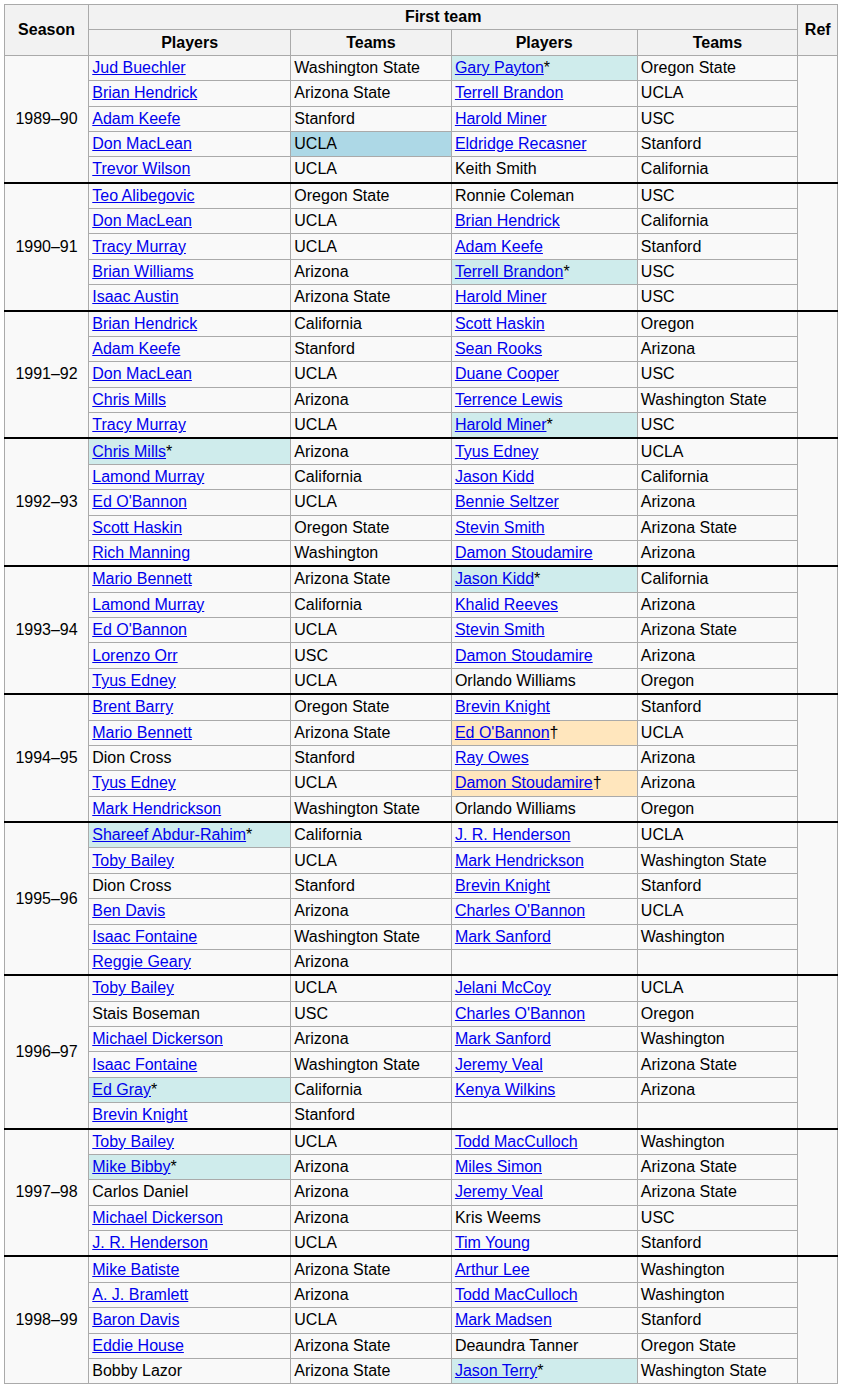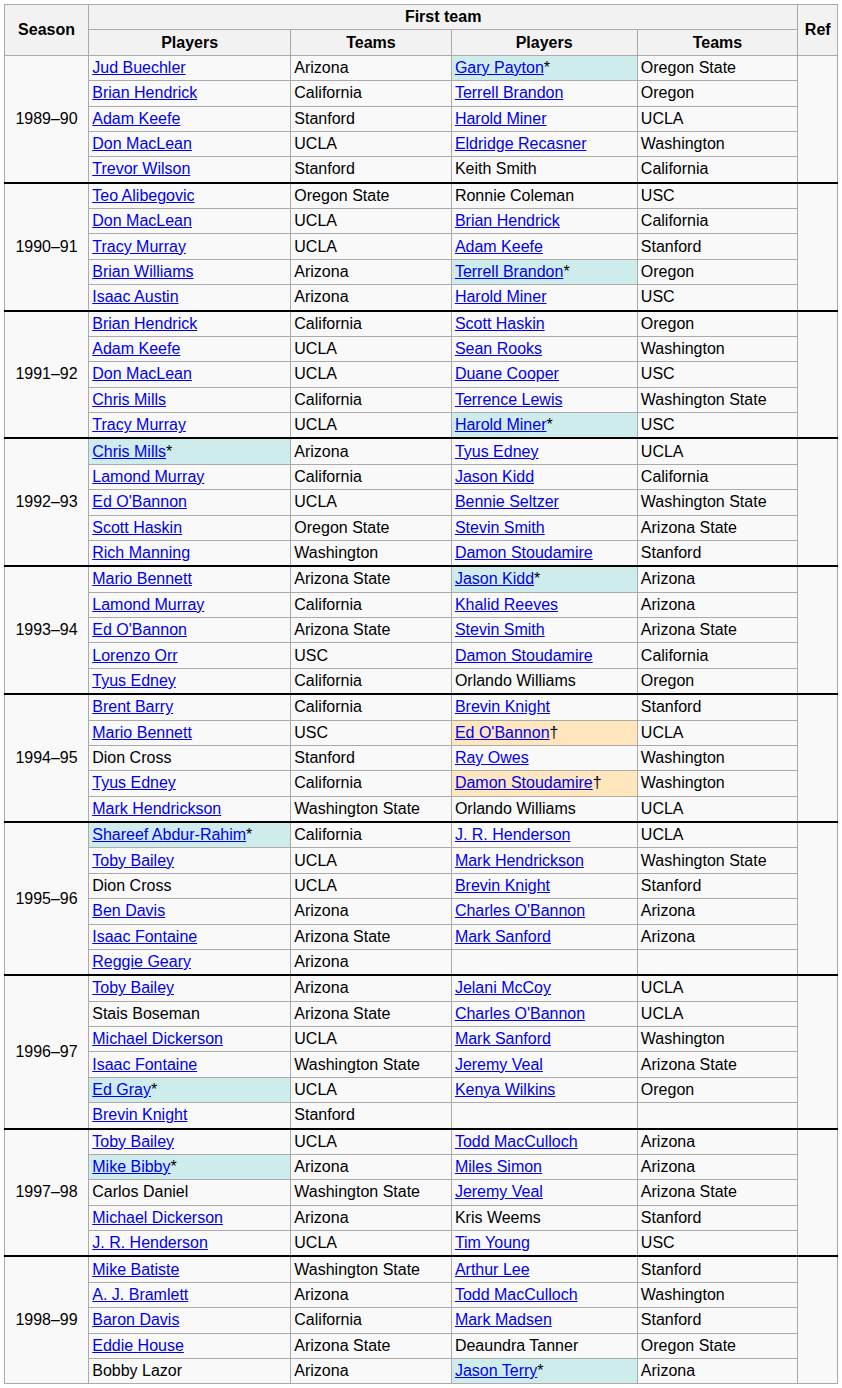(357, 67) Washington State -> (321, 67) Arizona
(342, 93) Arizona State -> (328, 93) California
(662, 93) UCLA -> (668, 93) Oregon
(658, 118) USC -> (662, 118) UCLA
(316, 144) lightblue background -> (316, 144) no background
(671, 144) Stanford -> (683, 144) Washington
(316, 169) UCLA -> (325, 169) Stanford
(658, 271) USC -> (668, 271) Oregon
(342, 297) Arizona State -> (321, 297) Arizona
(325, 349) Stanford -> (316, 349) UCLA
(668, 349) Arizona -> (683, 349) Washington
(321, 399) Arizona -> (328, 399) California
(668, 502) Arizona -> (704, 502) Washington State
(668, 553) Arizona -> (671, 553) Stanford
(675, 579) California -> (668, 579) Arizona
(316, 630) UCLA -> (342, 630) Arizona State
(668, 655) Arizona -> (675, 655) California
(316, 680) UCLA -> (328, 680) California
(342, 707) Oregon State -> (328, 707) California
(342, 732) Arizona State -> (311, 732) USC
(668, 758) Arizona -> (683, 758) Washington
(316, 783) UCLA -> (328, 783) California
(668, 783) Arizona -> (683, 783) Washington
(668, 808) Oregon -> (662, 808) UCLA
(325, 885) Stanford -> (316, 885) UCLA
(662, 911) UCLA -> (668, 911) Arizona
(357, 936) Washington State -> (342, 936) Arizona State
(683, 936) Washington -> (668, 936) Arizona
(316, 988) UCLA -> (321, 988) Arizona
(311, 1013) USC -> (342, 1013) Arizona State
(668, 1013) Oregon -> (662, 1013) UCLA
(321, 1039) Arizona -> (316, 1039) UCLA
(328, 1089) California -> (316, 1089) UCLA
(668, 1089) Arizona -> (668, 1089) Oregon
(683, 1141) Washington -> (668, 1141) Arizona
(689, 1167) Arizona State -> (668, 1167) Arizona
(321, 1192) Arizona -> (357, 1192) Washington State
(658, 1217) USC -> (671, 1217) Stanford
(671, 1243) Stanford -> (658, 1243) USC
(342, 1269) Arizona State -> (357, 1269) Washington State
(683, 1269) Washington -> (671, 1269) Stanford
(316, 1320) UCLA -> (328, 1320) California
(342, 1371) Arizona State -> (321, 1371) Arizona
(704, 1371) Washington State -> (668, 1371) Arizona
